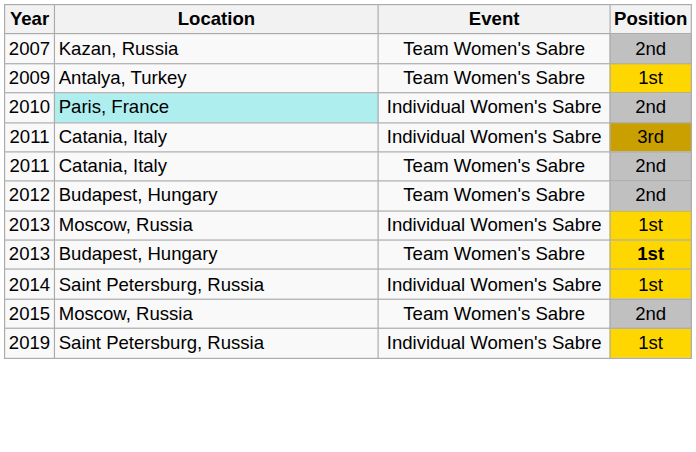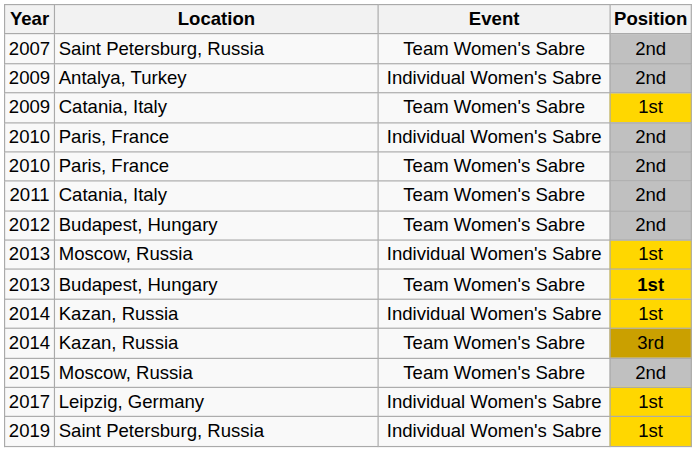(119, 48) Kazan, Russia -> (161, 48) Saint Petersburg, Russia
+ row: (30, 78)
(123, 78) Antalya, Turkey -> (113, 107) Catania, Italy
(114, 107) paleturquoise background -> (114, 136) no background
+ row: (30, 166)
- row: (30, 136)
(161, 284) Saint Petersburg, Russia -> (119, 313) Kazan, Russia
+ row: (30, 343)
+ row: (30, 401)
